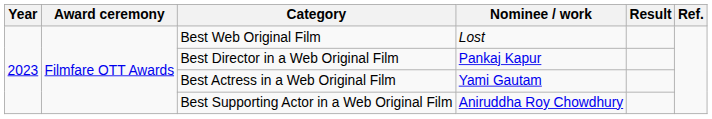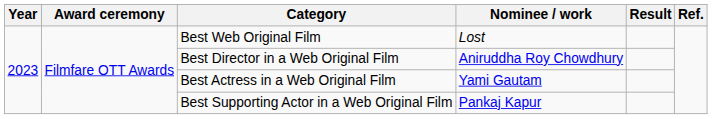(500, 59) Pankaj Kapur -> (541, 59) Aniruddha Roy Chowdhury
(541, 102) Aniruddha Roy Chowdhury -> (500, 102) Pankaj Kapur
